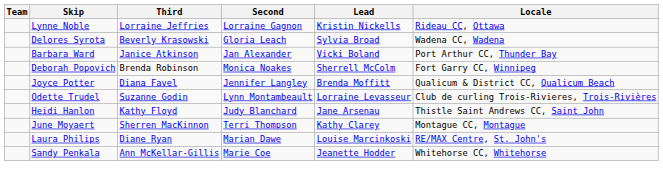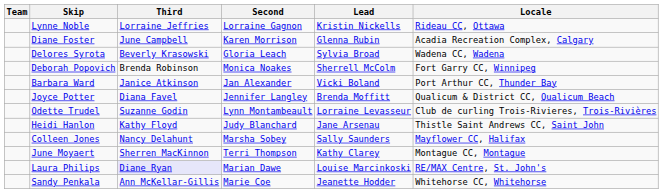+ row: (63, 40)
rows swapped: (73, 68) <-> (63, 54)
+ row: (66, 139)
(146, 139) no background -> (146, 168) lavender background
